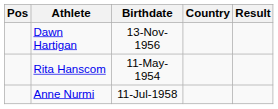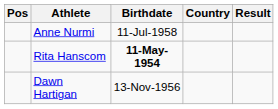rows swapped: (55, 38) <-> (64, 94)
(147, 69) normal -> (147, 56) bold
